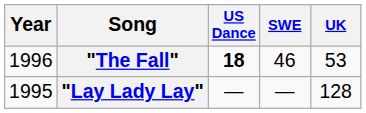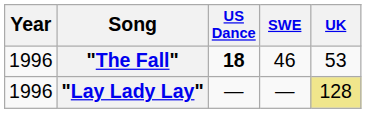(31, 92) 1995 -> (31, 92) 1996
(336, 92) no background -> (336, 92) khaki background
